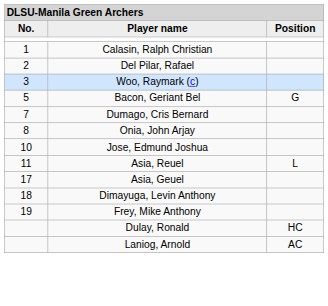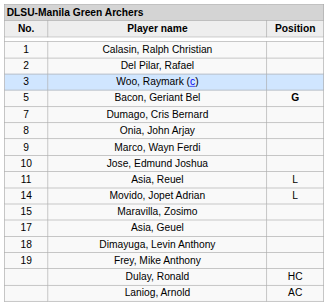(295, 98) normal -> (295, 98) bold
+ row: (26, 147)
+ row: (26, 195)
+ row: (26, 212)
